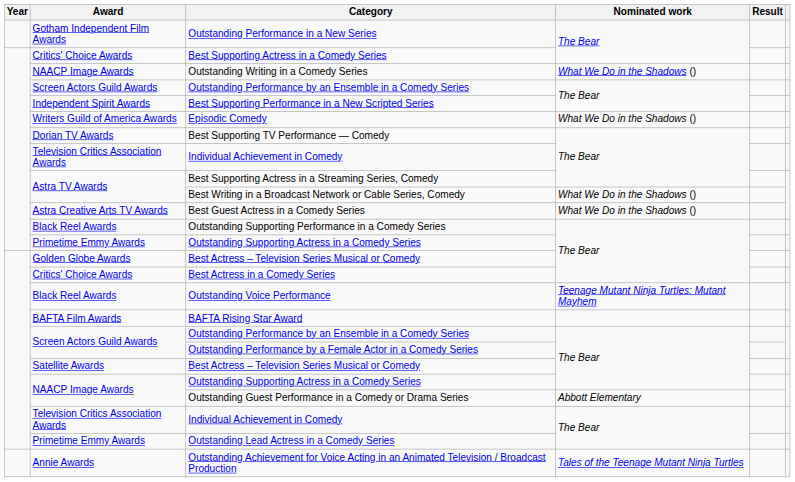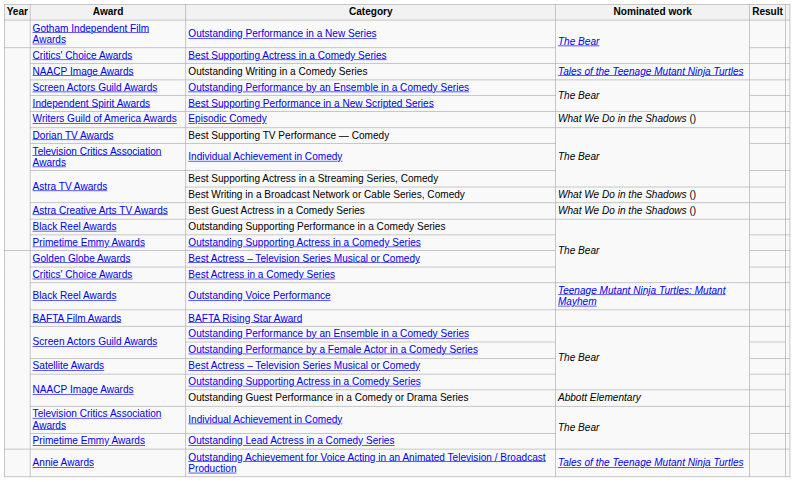(627, 71) What We Do in the Shadows () -> (651, 71) Tales of the Teenage Mutant Ninja Turtles
